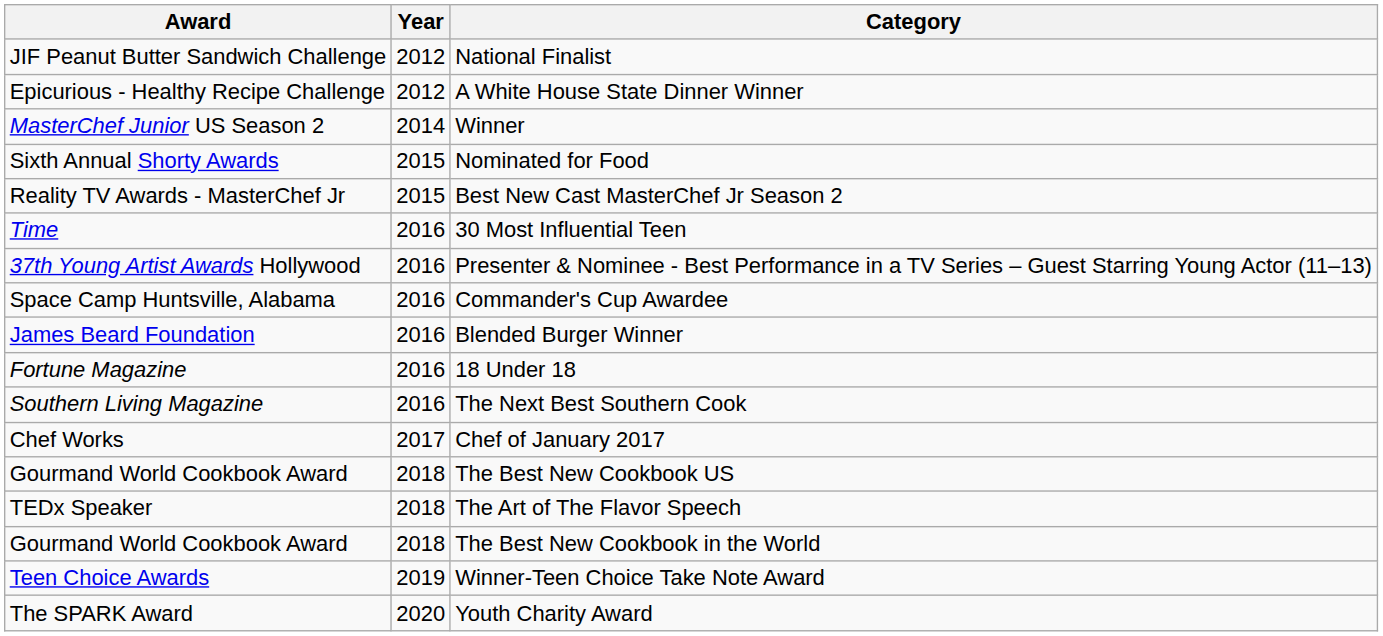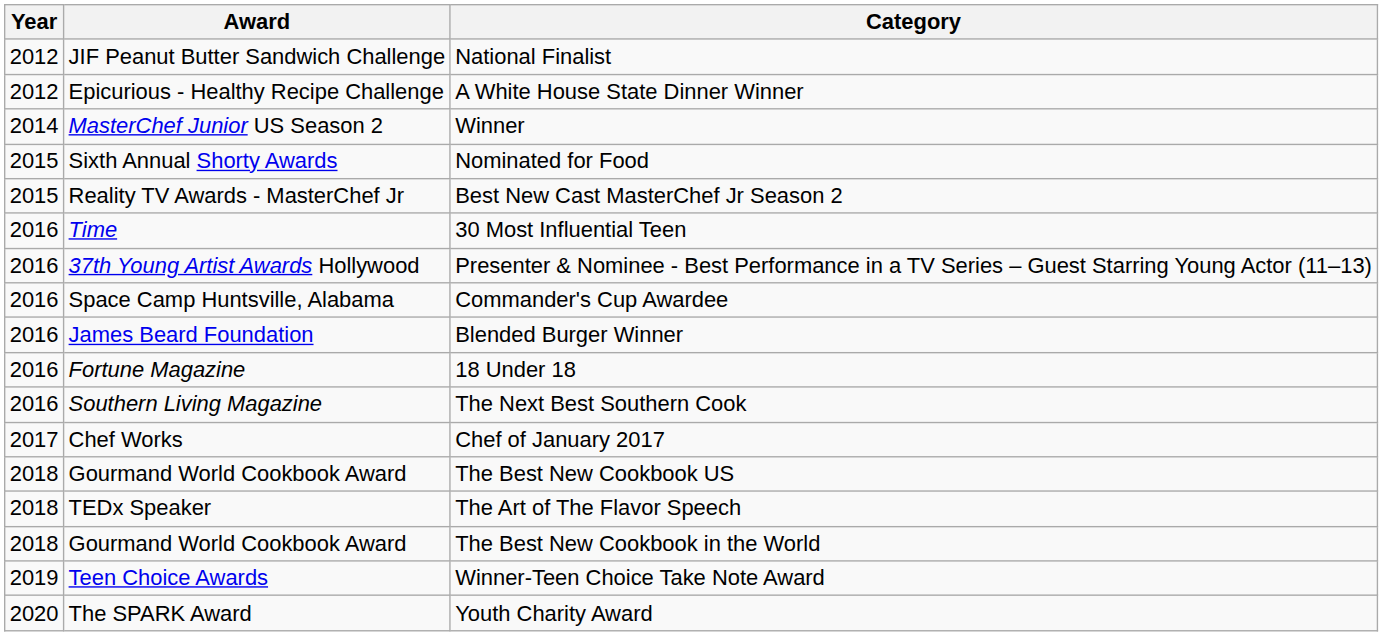columns swapped: (421, 21) <-> (198, 21)
